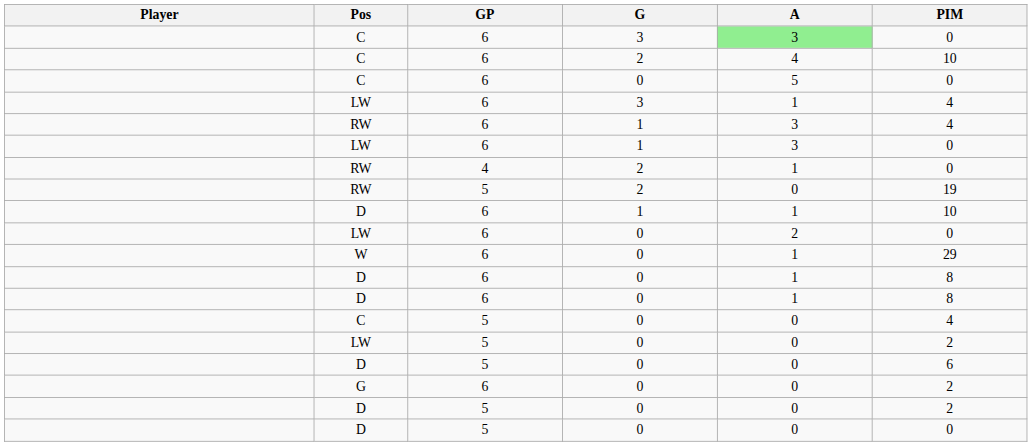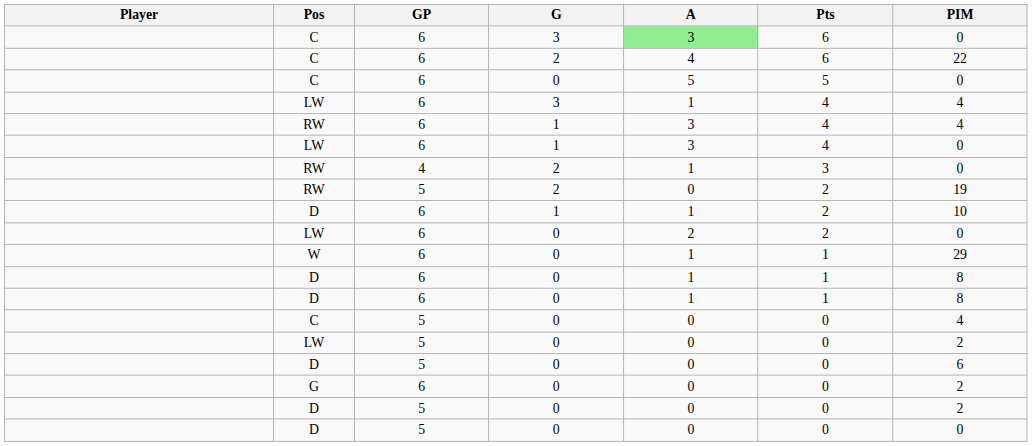+ column: (825, 15)
(950, 59) 10 -> (960, 59) 22
